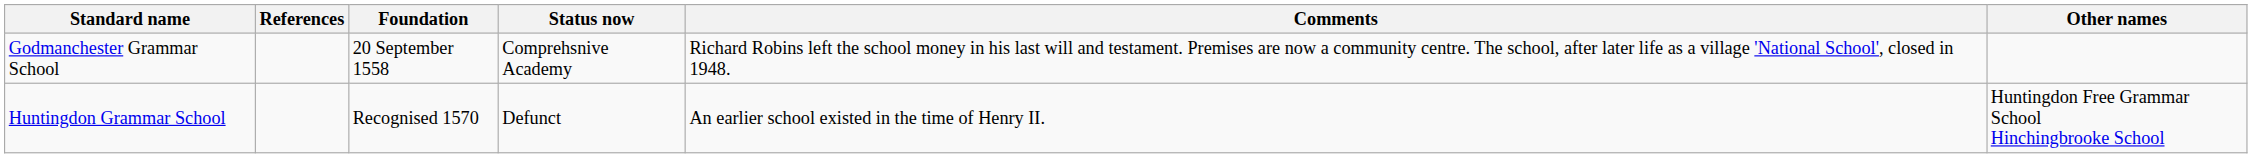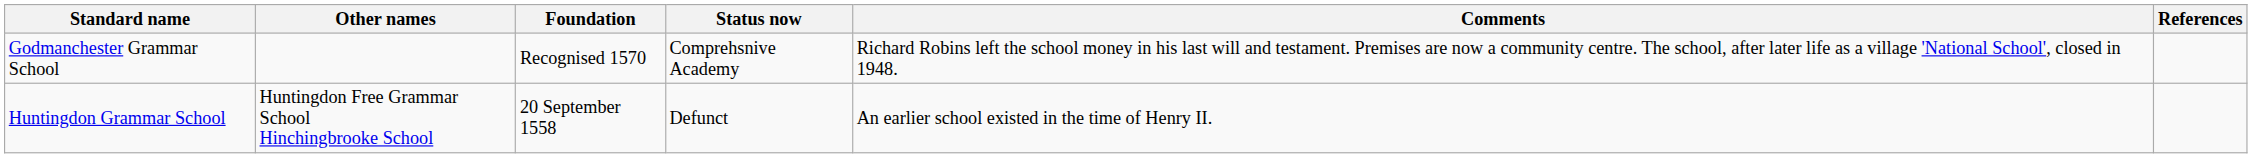columns swapped: (2117, 18) <-> (302, 18)
(403, 58) 20 September 1558 -> (583, 58) Recognised 1570
(416, 117) Recognised 1570 -> (570, 117) 20 September 1558
